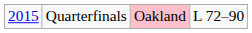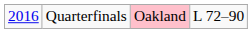(23, 16) 2015 -> (23, 16) 2016
